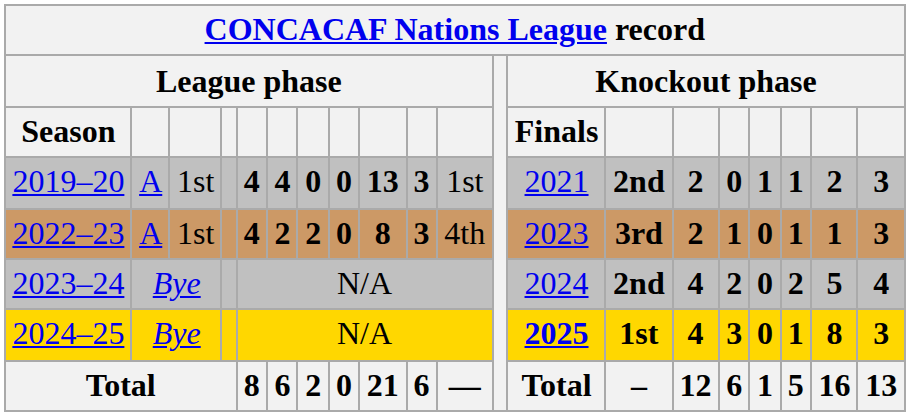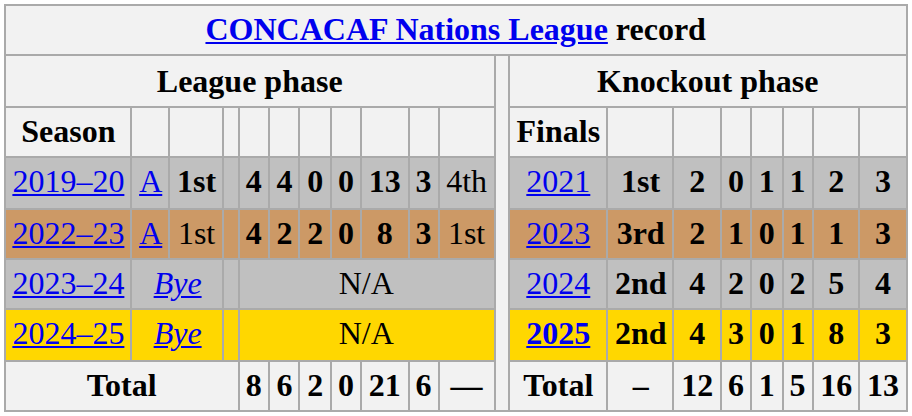(196, 182) normal -> (197, 182) bold
(465, 182) 1st -> (467, 182) 4th
(639, 182) 2nd -> (641, 182) 1st
(465, 232) 4th -> (467, 232) 1st
(639, 334) 1st -> (641, 334) 2nd
